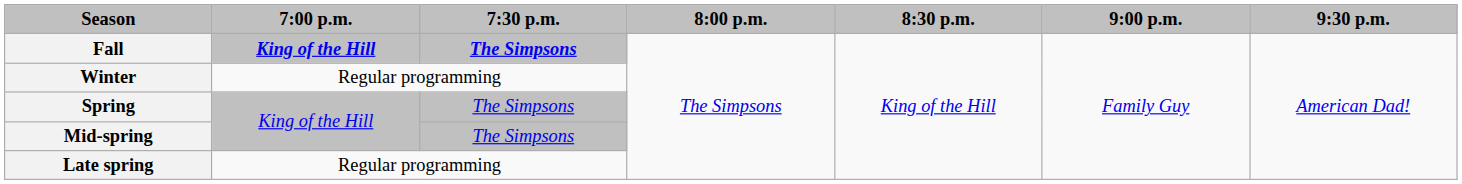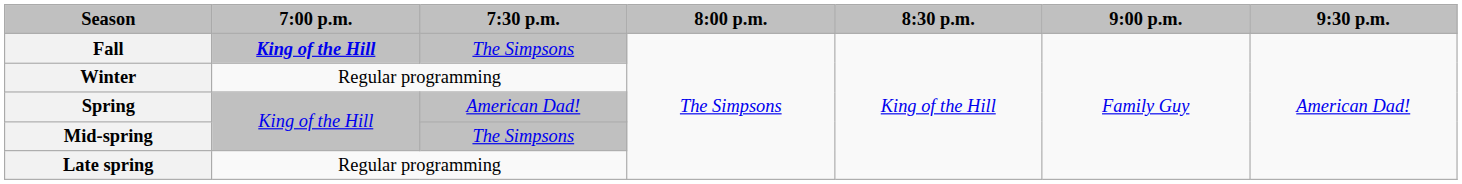(523, 48) bold -> (523, 48) normal
(523, 106) The Simpsons -> (523, 106) American Dad!
